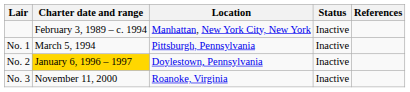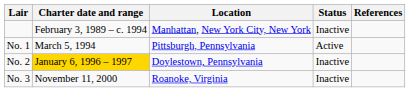(332, 45) Inactive -> (330, 45) Active
